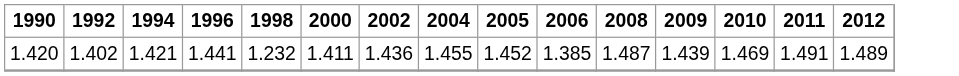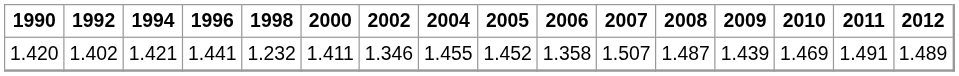+ column: (626, 20)
(389, 53) 1.436 -> (389, 53) 1.346
(567, 53) 1.385 -> (567, 53) 1.358
